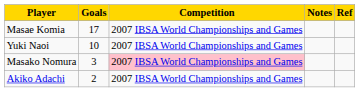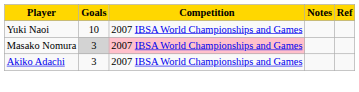- row: (36, 29)
(94, 62) no background -> (94, 45) lightgrey background
(94, 78) 2 -> (94, 62) 3
